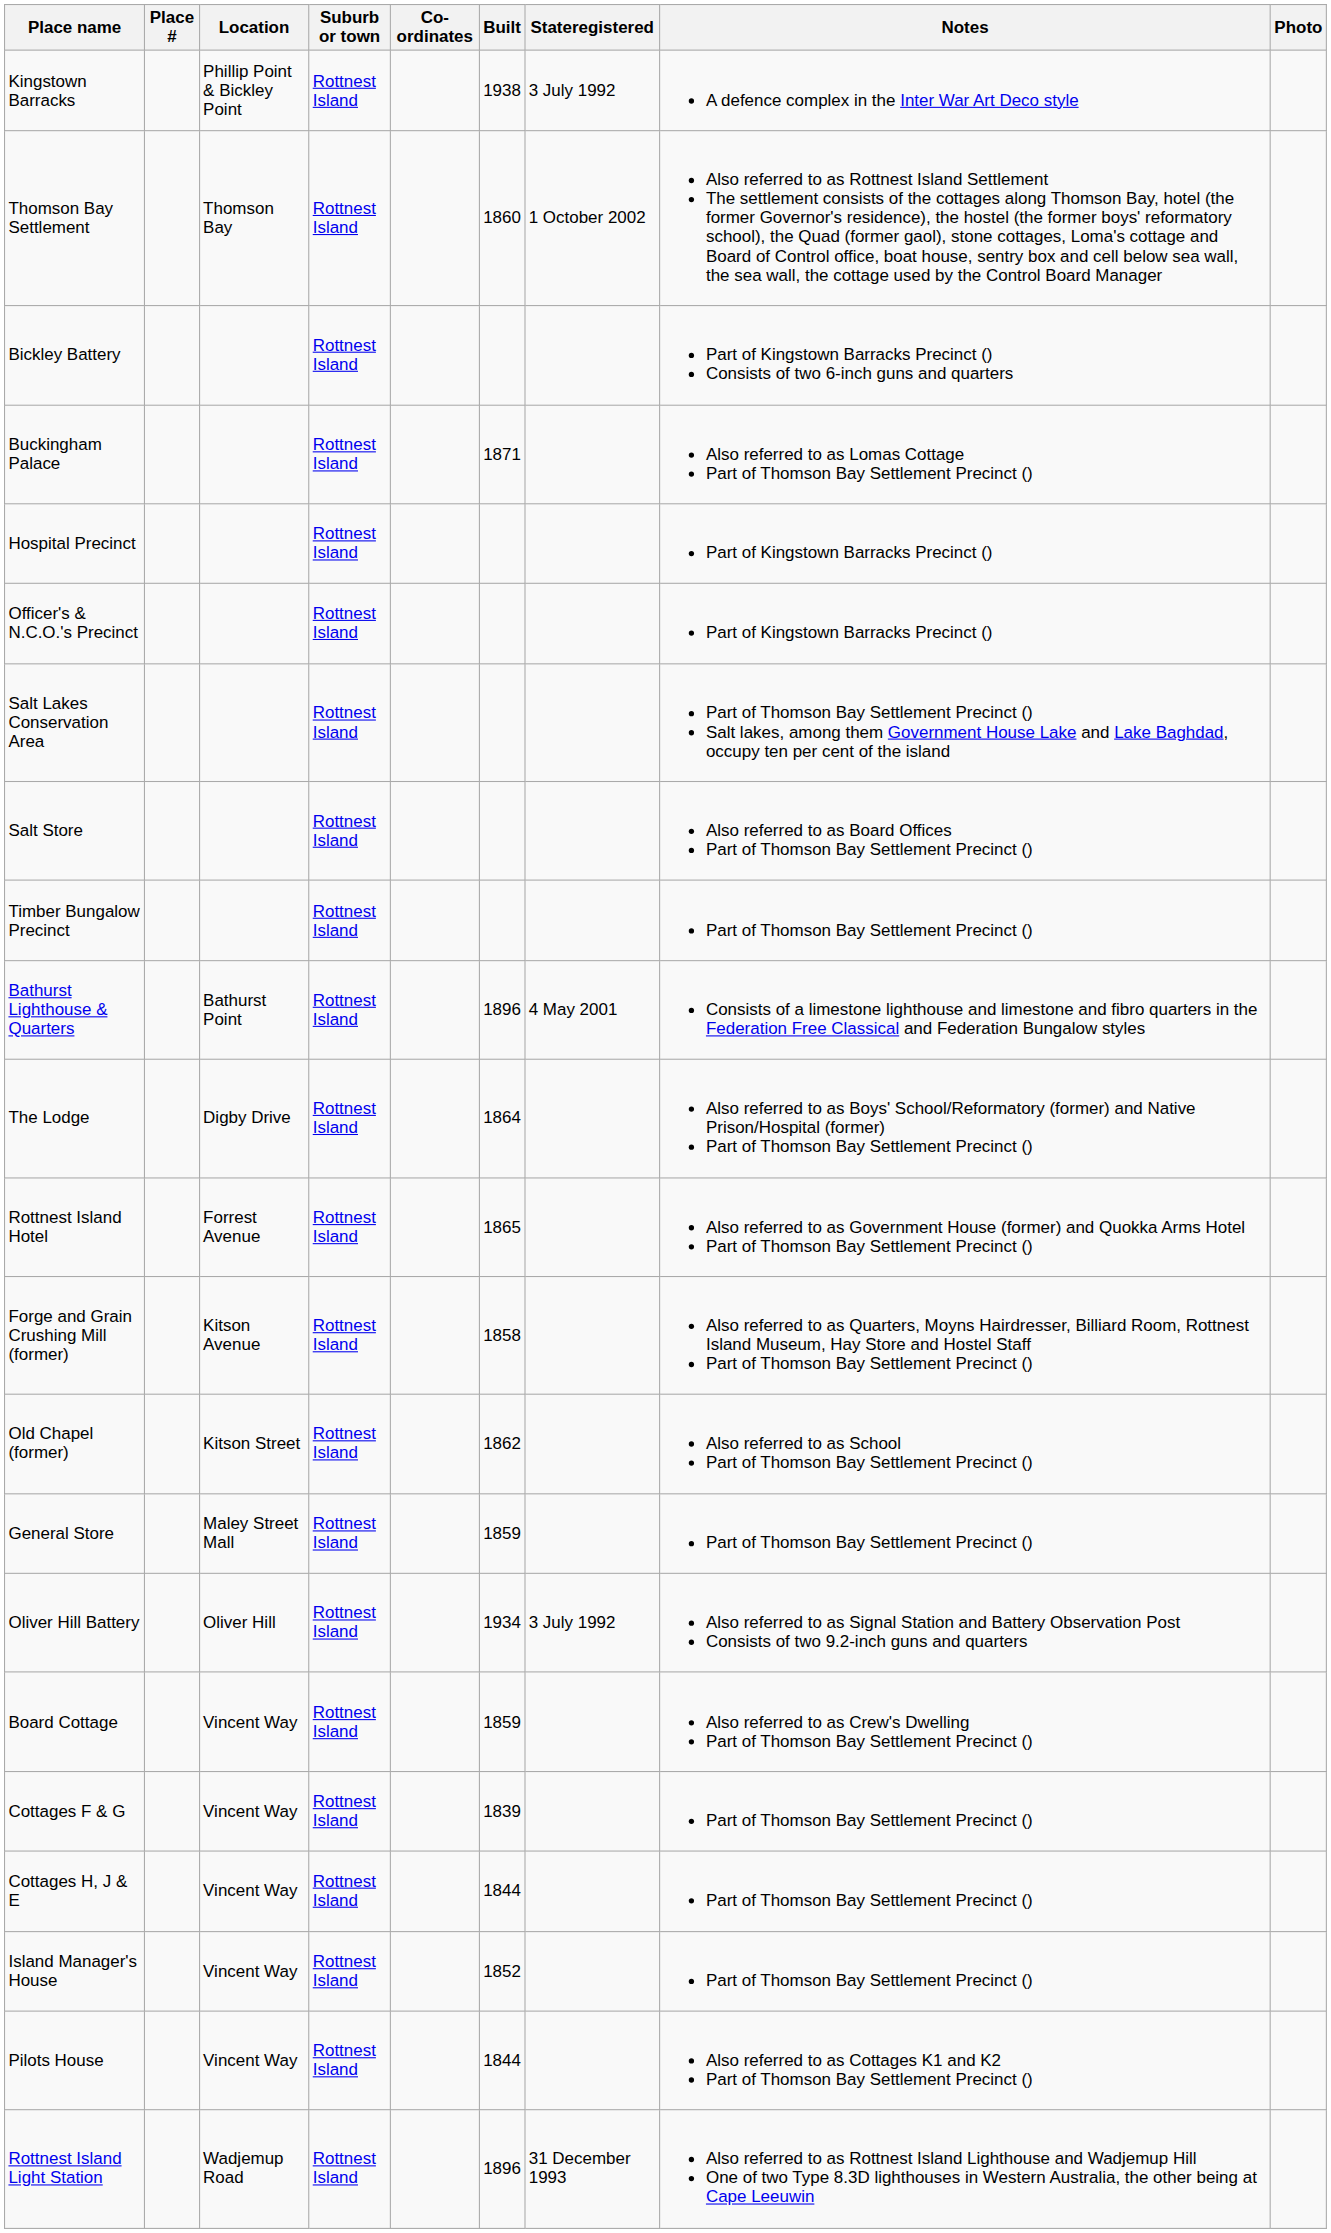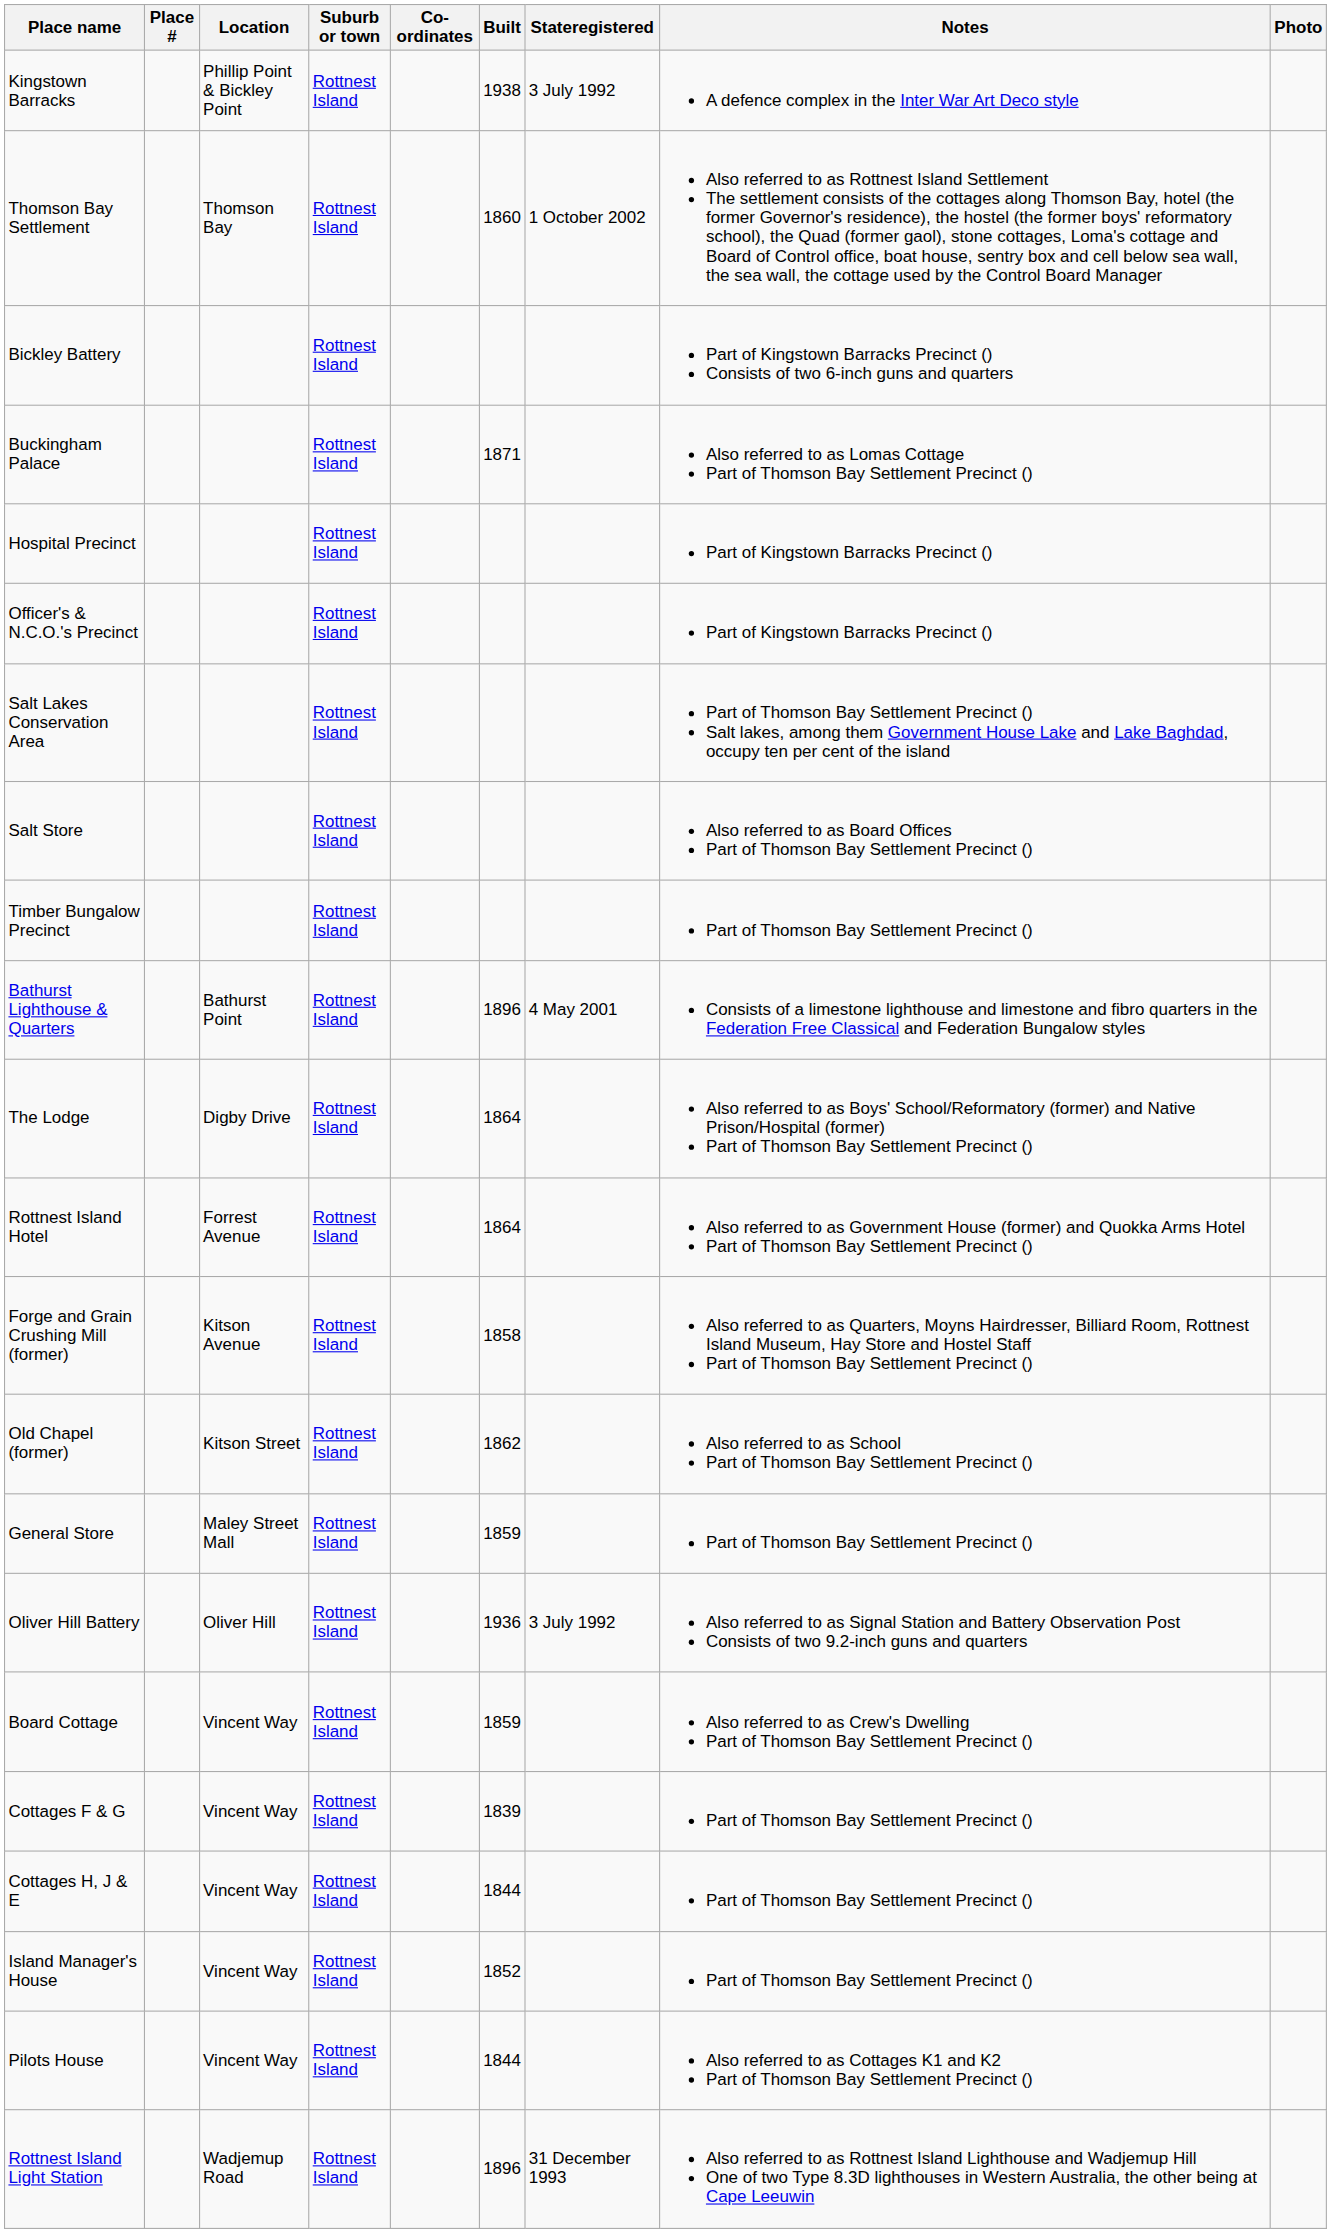(502, 1226) 1865 -> (502, 1226) 1864
(502, 1622) 1934 -> (502, 1622) 1936
